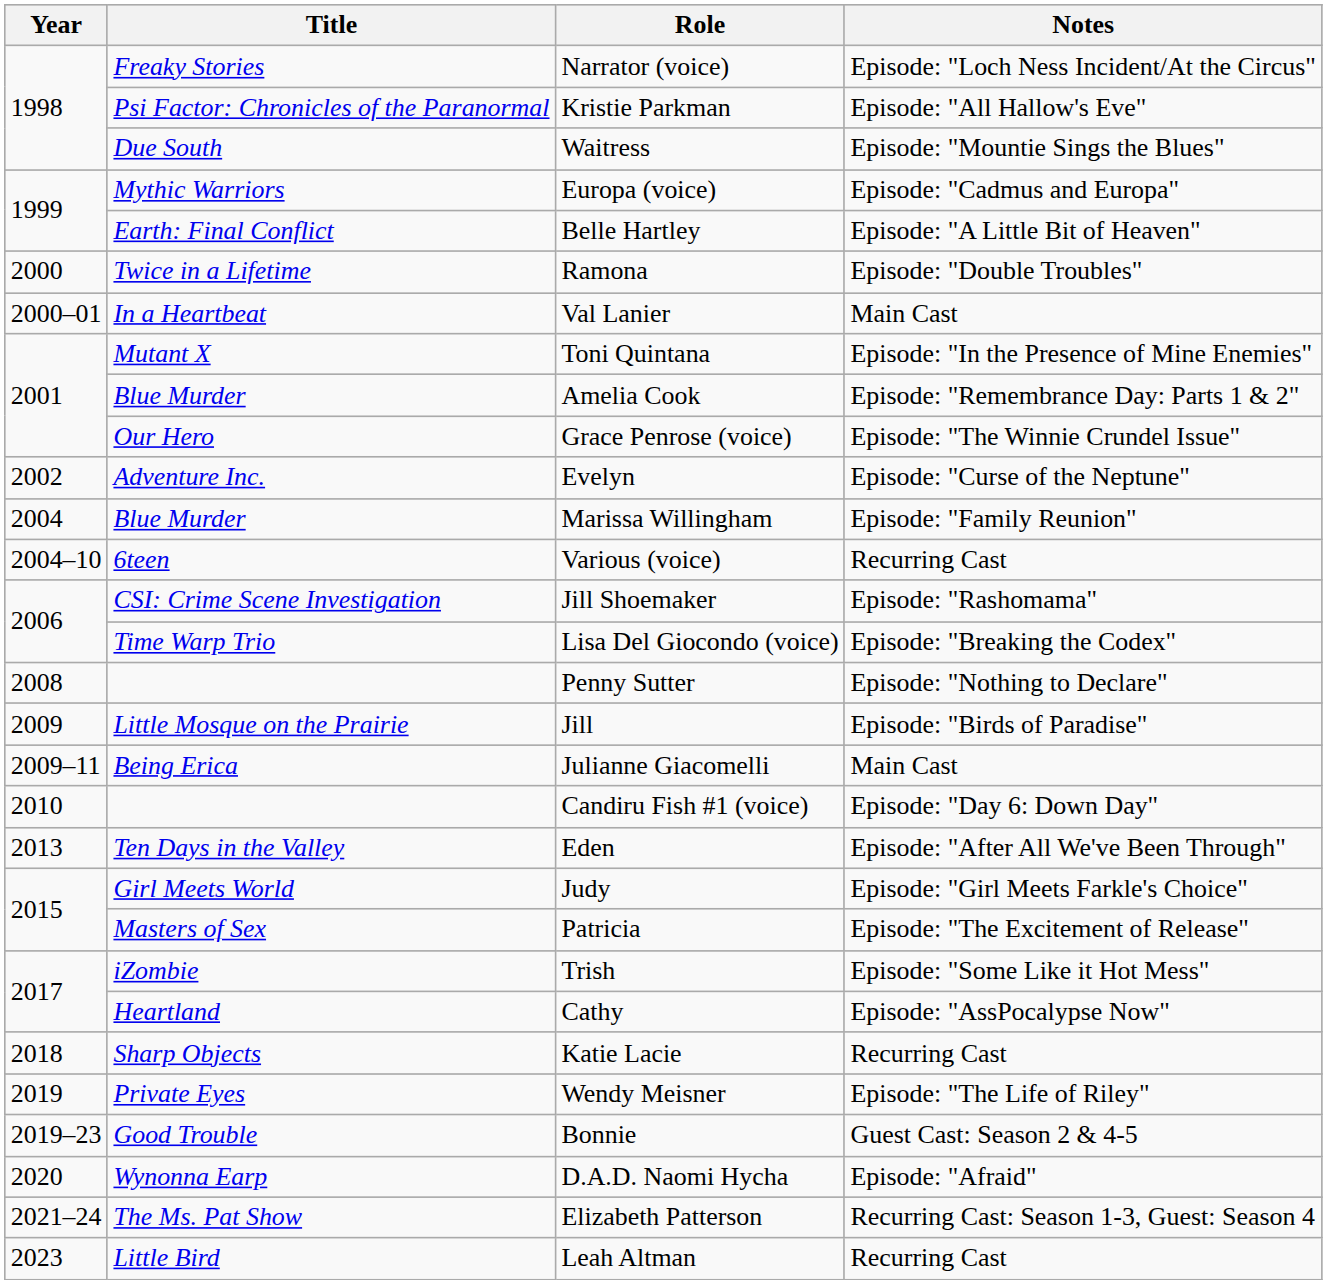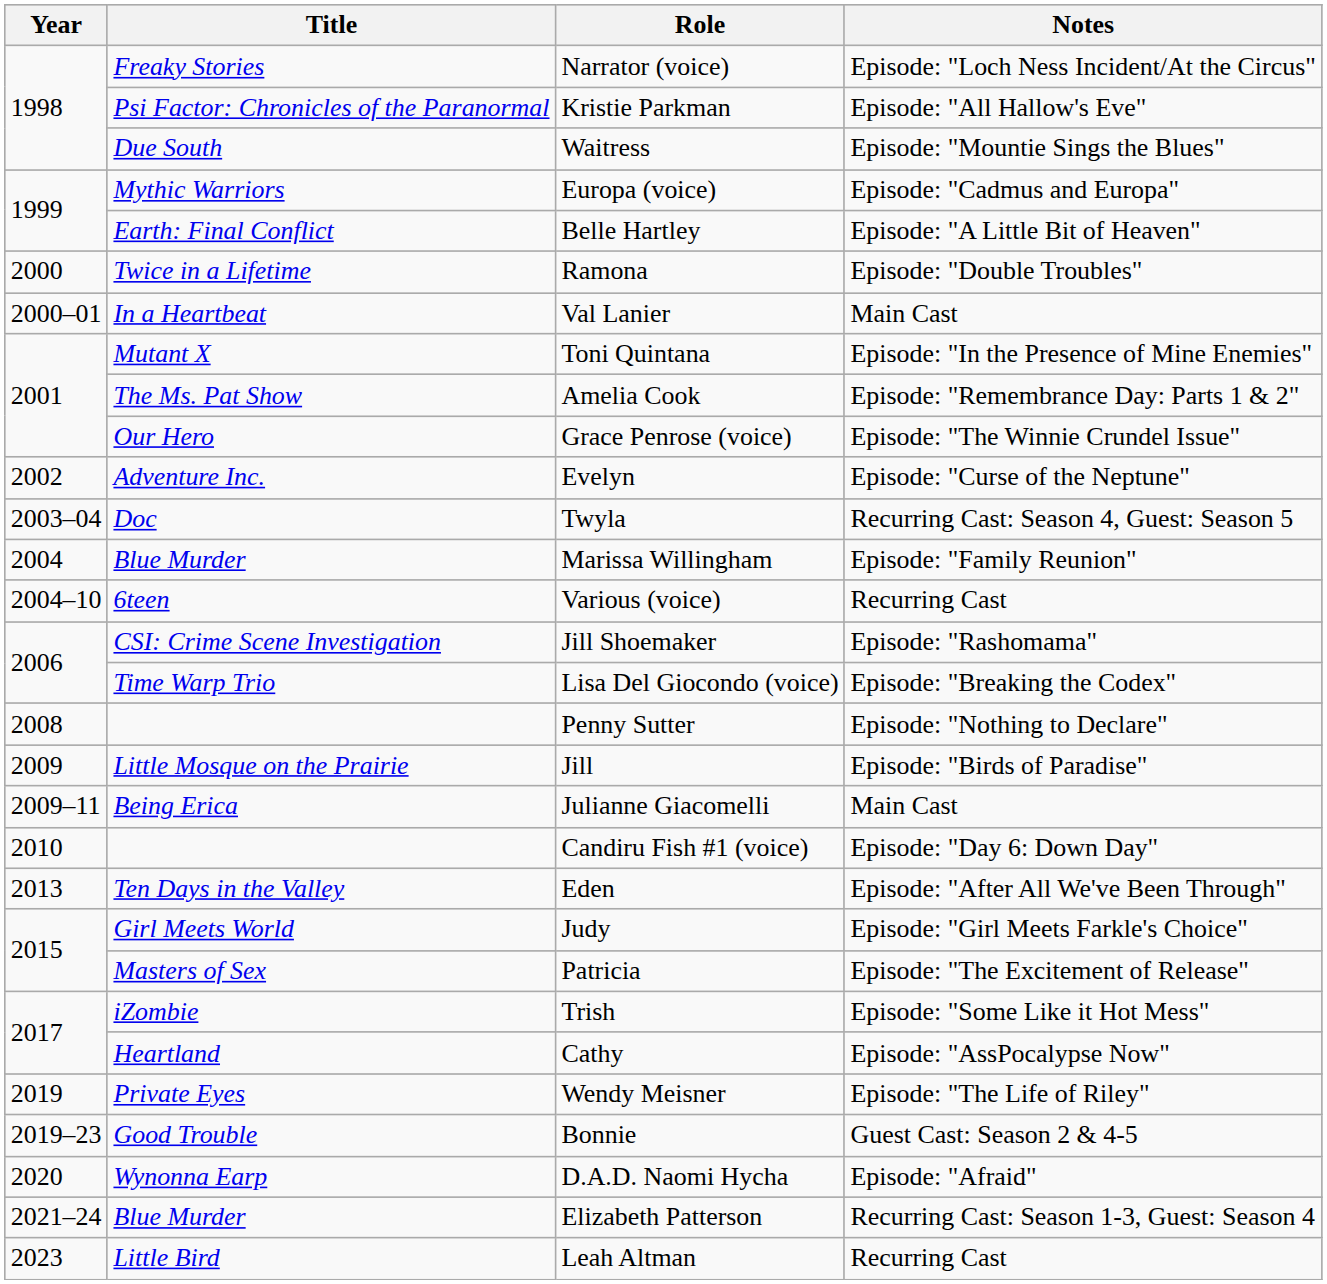(180, 395) Blue Murder -> (208, 395) The Ms. Pat Show
+ row: (594, 518)
- row: (622, 1052)
(208, 1217) The Ms. Pat Show -> (180, 1217) Blue Murder
